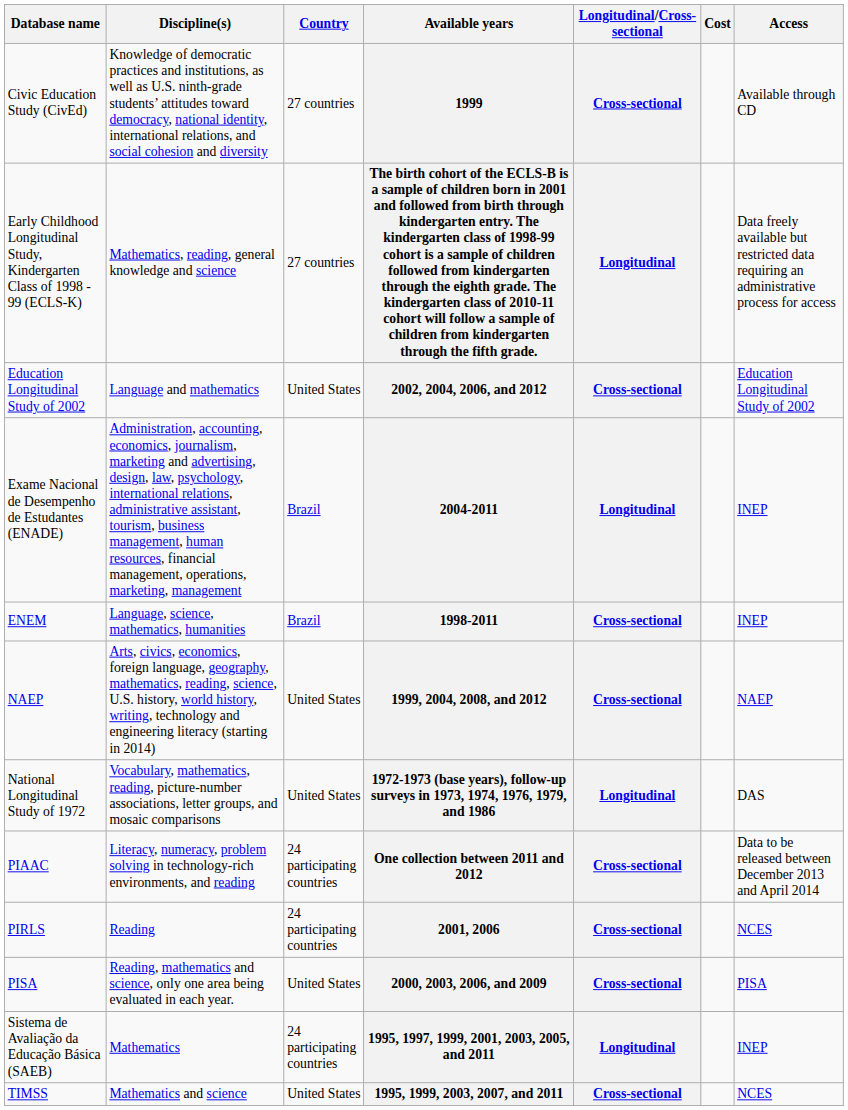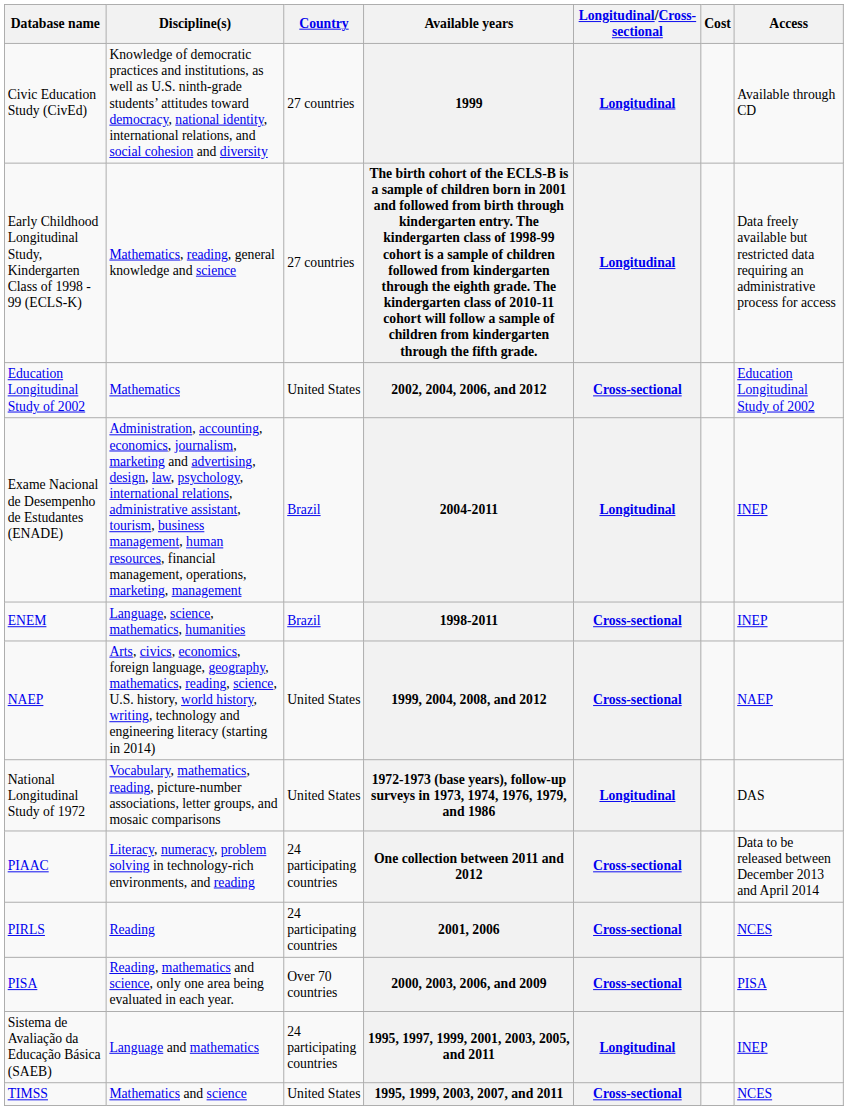(637, 103) Cross-sectional -> (637, 103) Longitudinal
(184, 390) Language and mathematics -> (145, 390) Mathematics
(324, 984) United States -> (312, 984) Over 70 countries
(145, 1047) Mathematics -> (184, 1047) Language and mathematics
